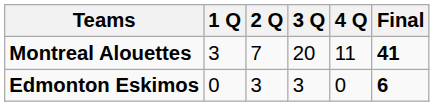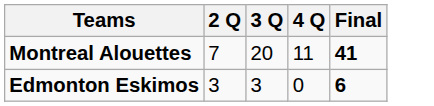- column: (225, 20)
